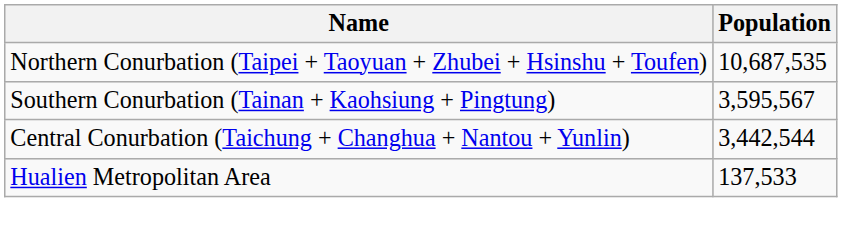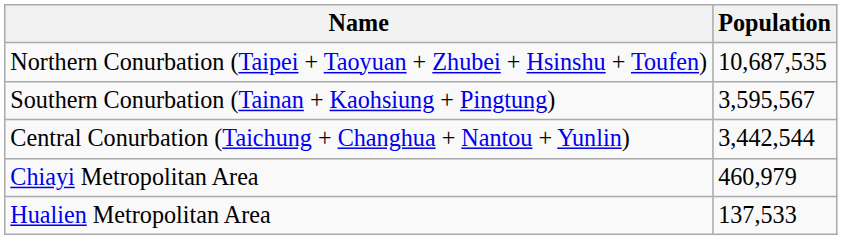+ row: (134, 176)
